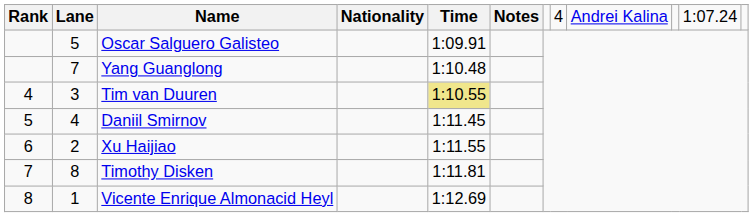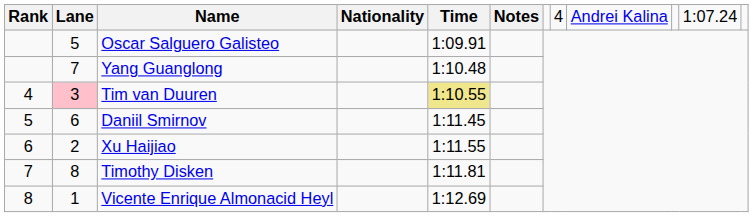(75, 95) no background -> (75, 95) pink background
(75, 120) 4 -> (75, 120) 6
